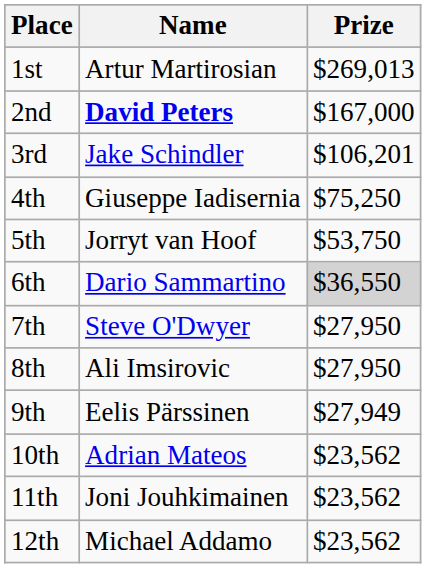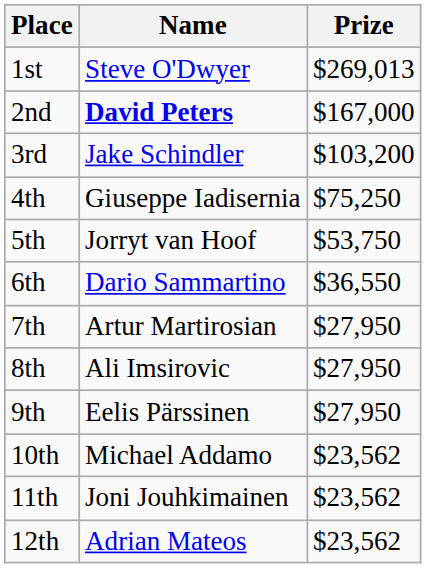(181, 68) Artur Martirosian -> (168, 68) Steve O'Dwyer
(364, 154) $106,201 -> (364, 154) $103,200
(357, 283) lightgrey background -> (357, 283) no background
(168, 326) Steve O'Dwyer -> (181, 326) Artur Martirosian
(357, 411) $27,949 -> (357, 411) $27,950
(166, 454) Adrian Mateos -> (179, 454) Michael Addamo
(179, 540) Michael Addamo -> (166, 540) Adrian Mateos
